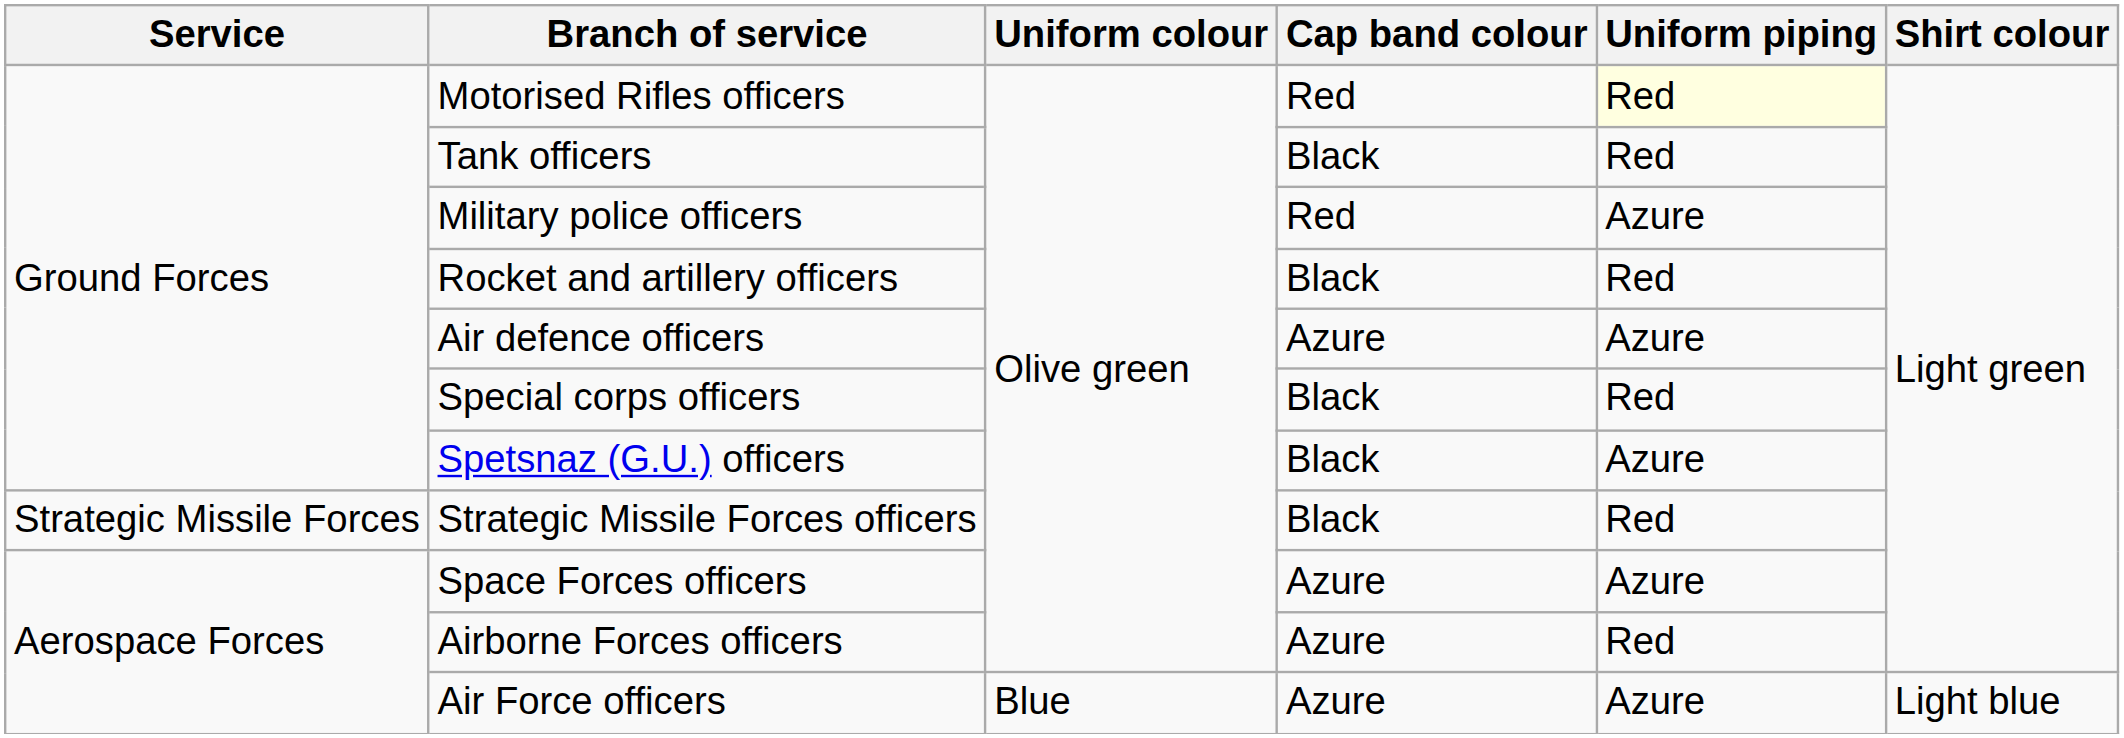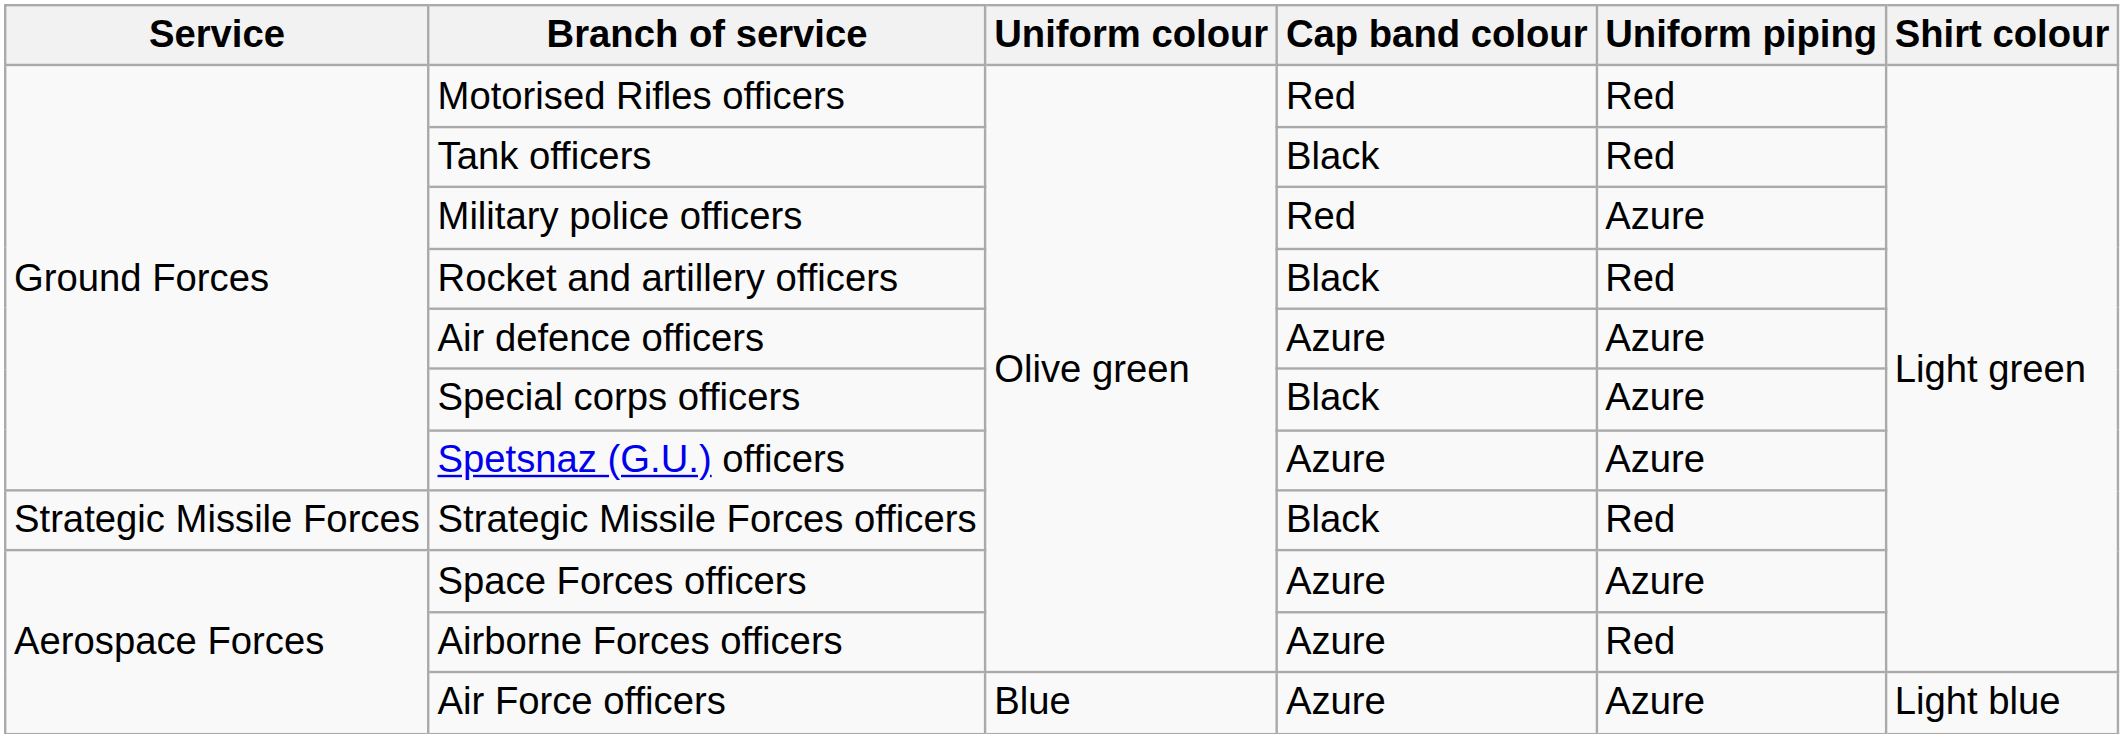(1640, 95) lightyellow background -> (1640, 95) no background
(1640, 398) Red -> (1655, 398) Azure
(1333, 459) Black -> (1336, 459) Azure
